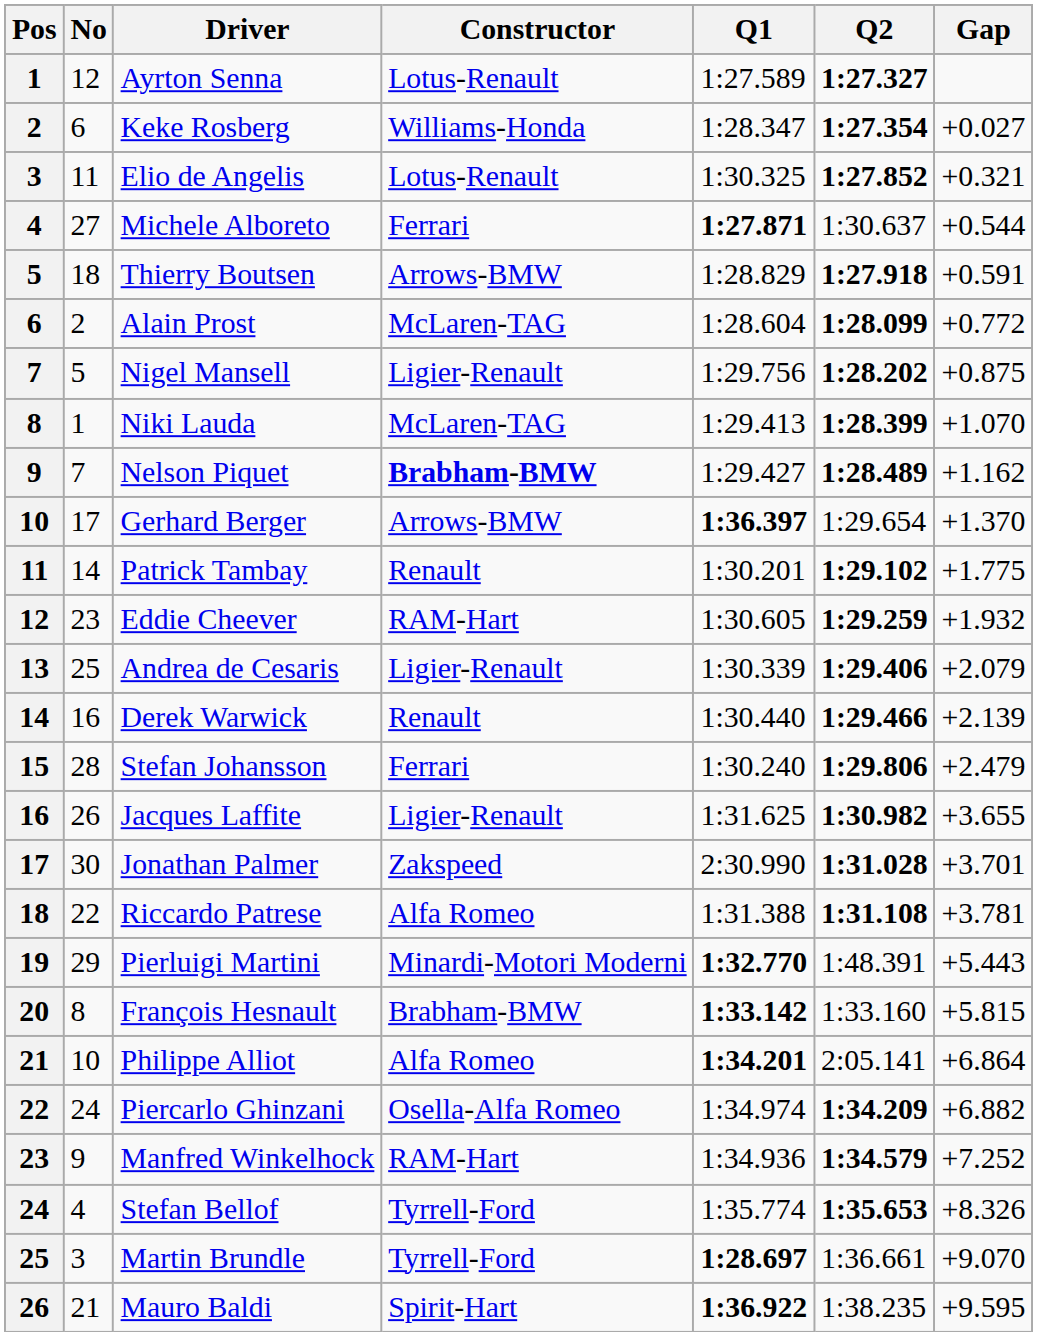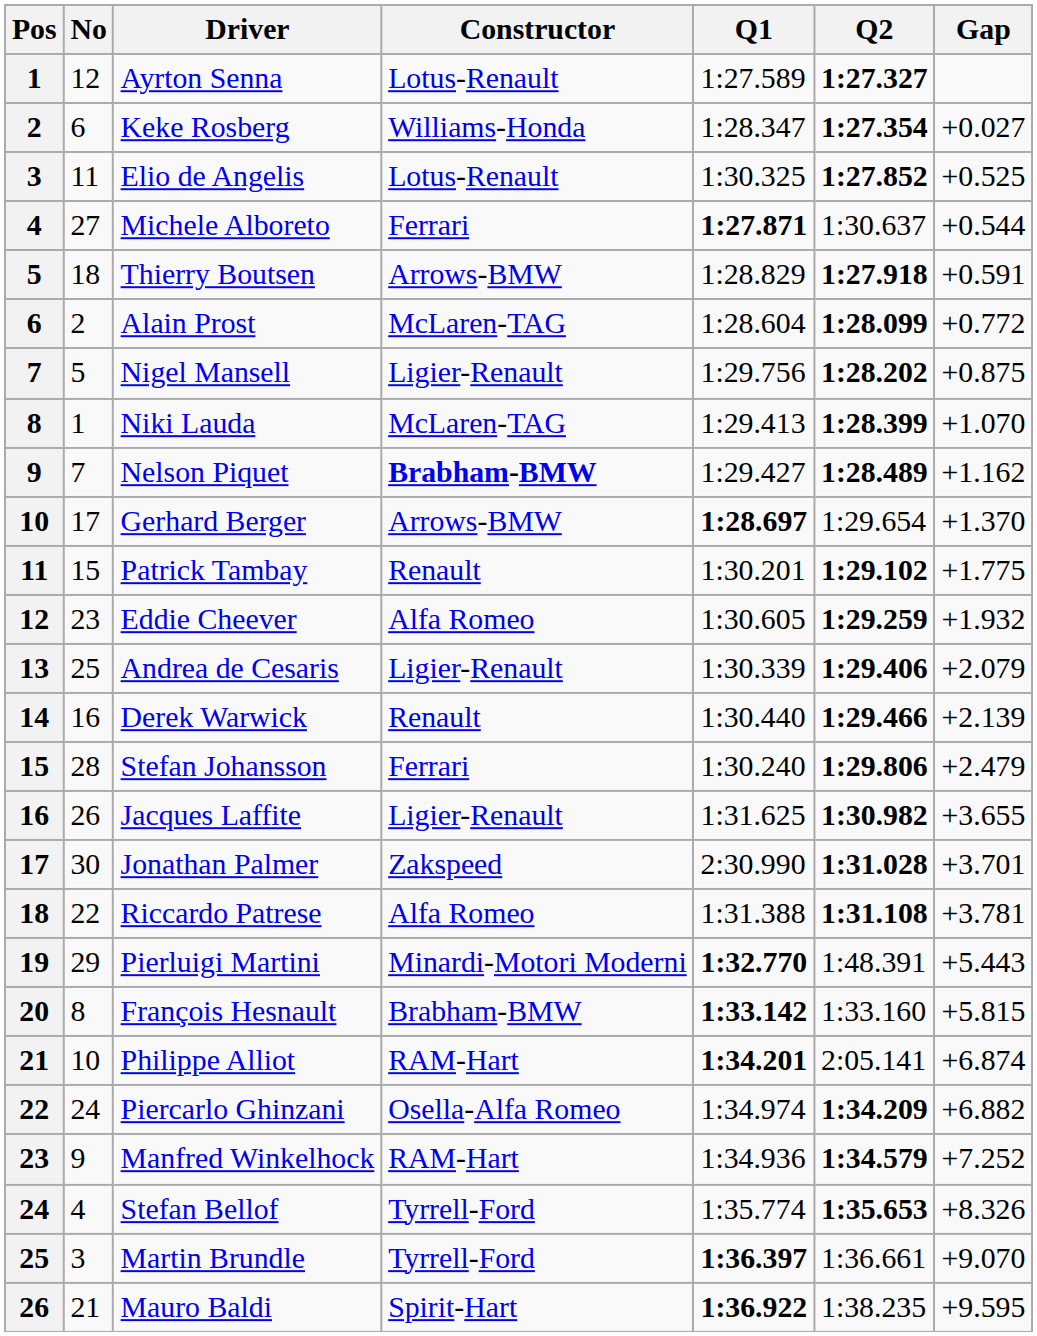(983, 176) +0.321 -> (983, 176) +0.525
(754, 520) 1:36.397 -> (754, 520) 1:28.697
(85, 569) 14 -> (85, 569) 15
(453, 618) RAM-Hart -> (461, 618) Alfa Romeo
(461, 1060) Alfa Romeo -> (453, 1060) RAM-Hart
(983, 1060) +6.864 -> (983, 1060) +6.874
(754, 1257) 1:28.697 -> (754, 1257) 1:36.397
